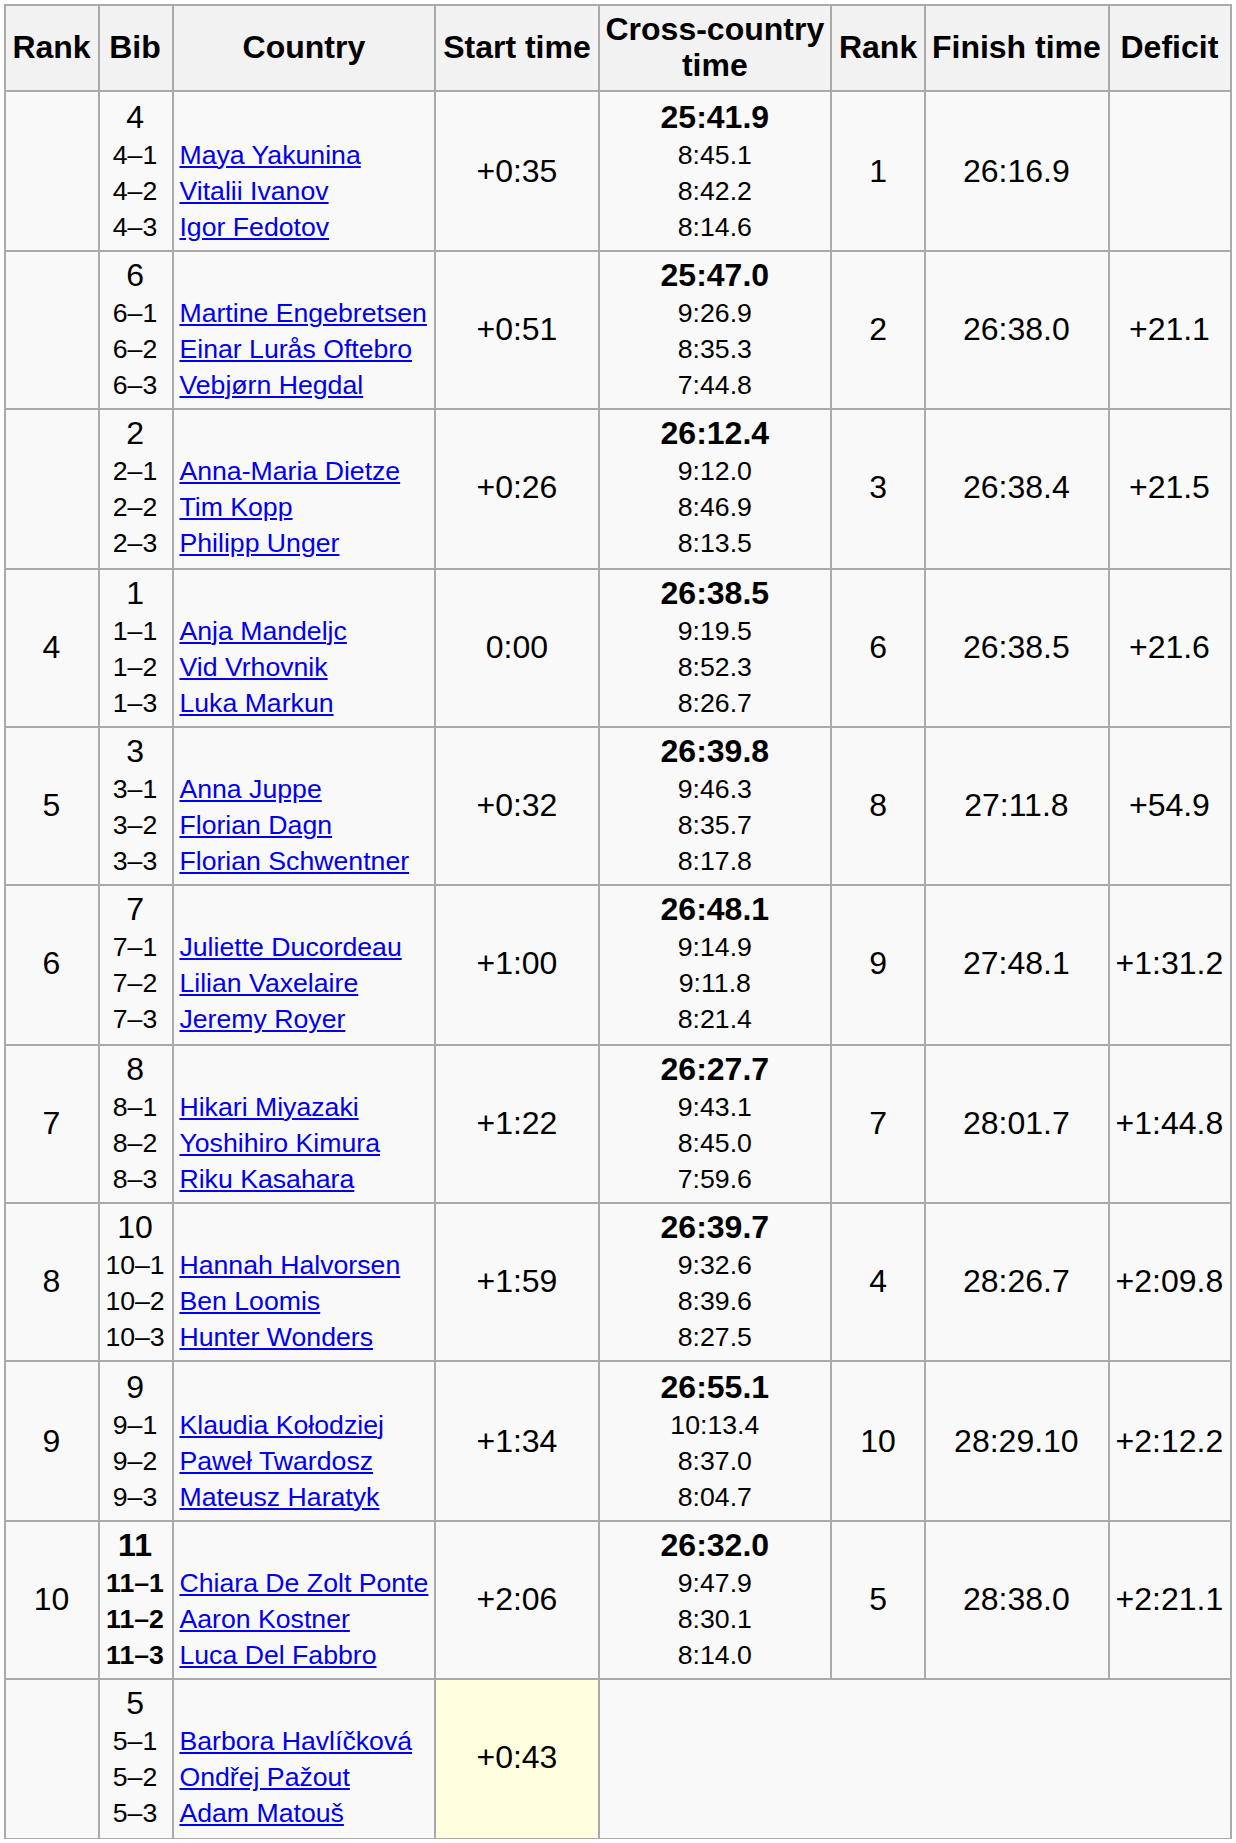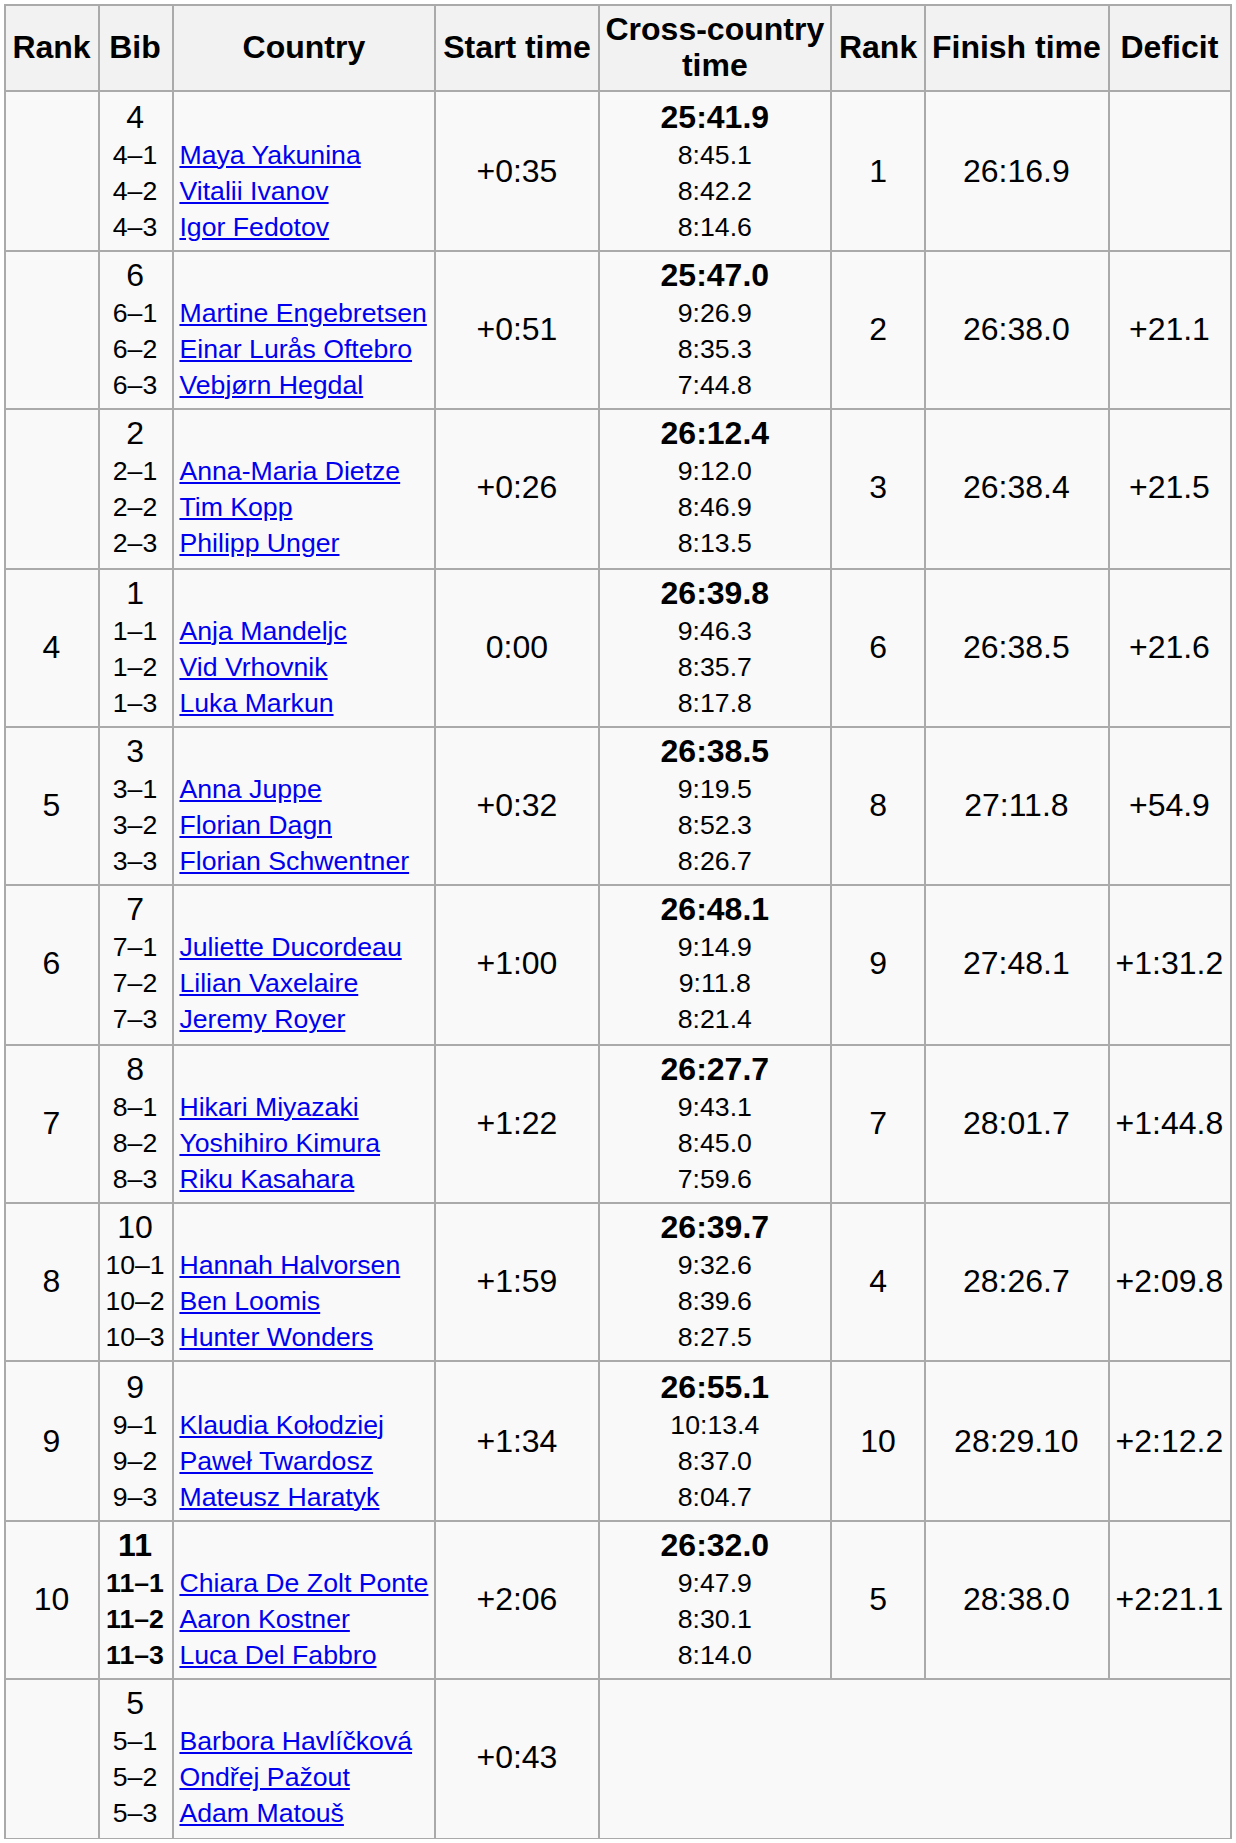(715, 646) 26:38.5 9:19.5 8:52.3 8:26.7 -> (715, 646) 26:39.8 9:46.3 8:35.7 8:17.8
(715, 805) 26:39.8 9:46.3 8:35.7 8:17.8 -> (715, 805) 26:38.5 9:19.5 8:52.3 8:26.7
(517, 1758) lightyellow background -> (517, 1758) no background
